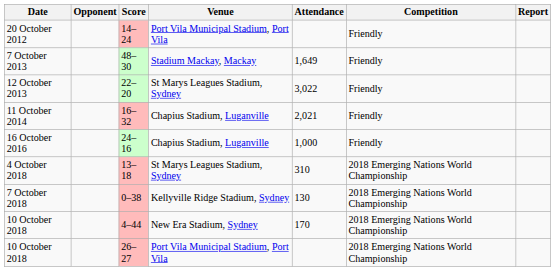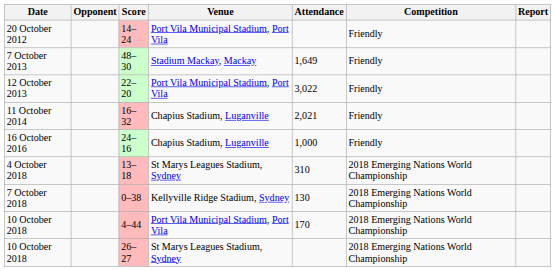(207, 88) St Marys Leagues Stadium, Sydney -> (220, 88) Port Vila Municipal Stadium, Port Vila
(204, 225) New Era Stadium, Sydney -> (220, 225) Port Vila Municipal Stadium, Port Vila
(220, 252) Port Vila Municipal Stadium, Port Vila -> (207, 252) St Marys Leagues Stadium, Sydney
